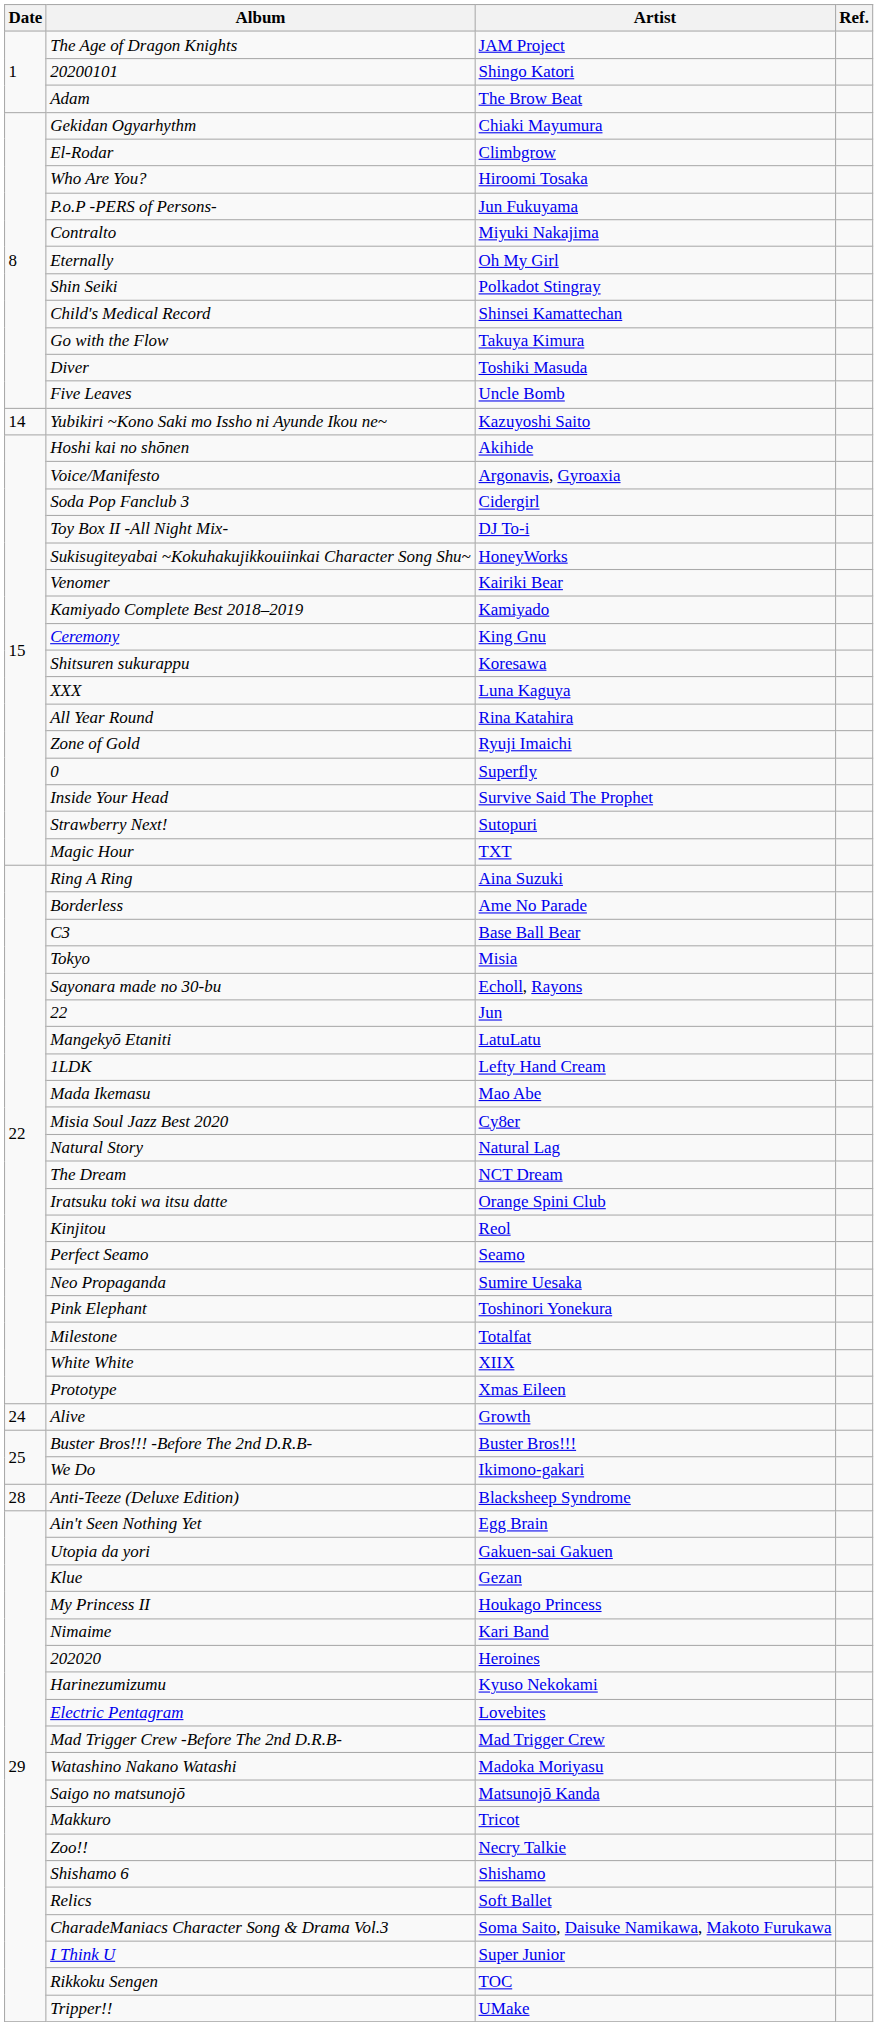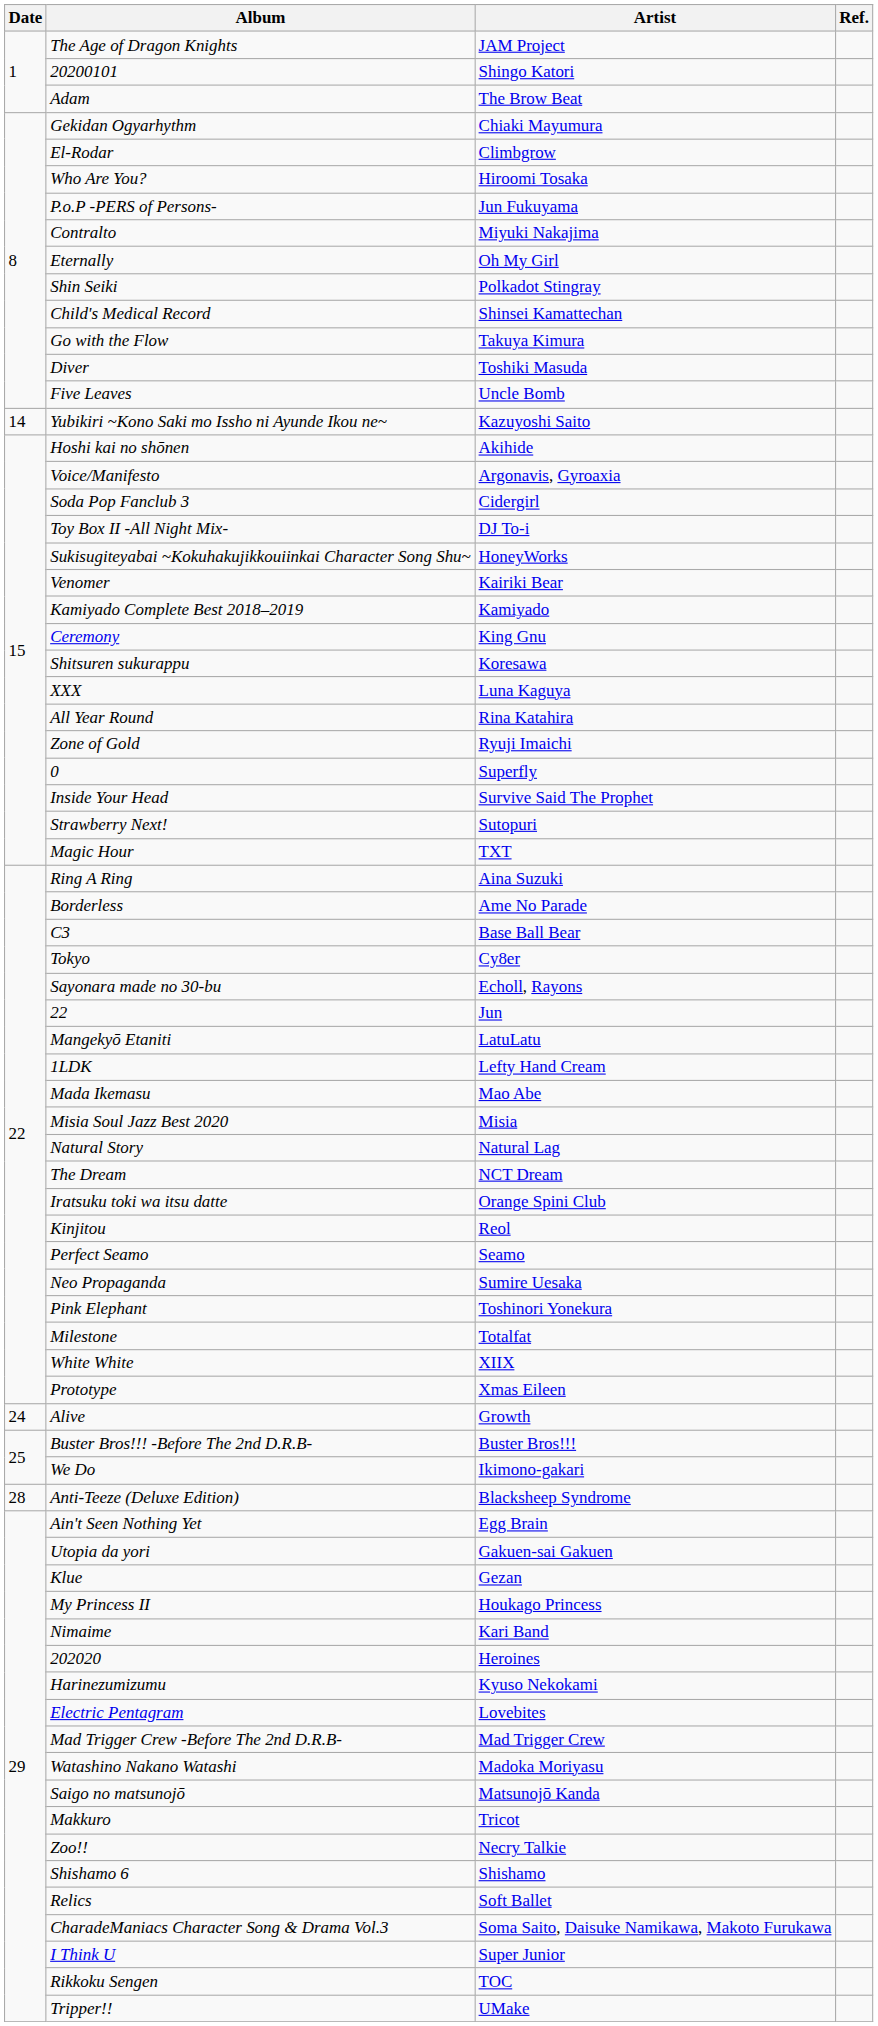(498, 959) Misia -> (499, 959) Cy8er
(499, 1120) Cy8er -> (498, 1120) Misia
